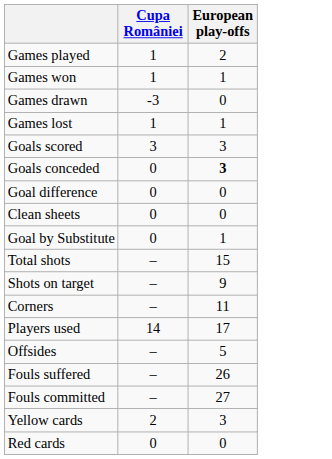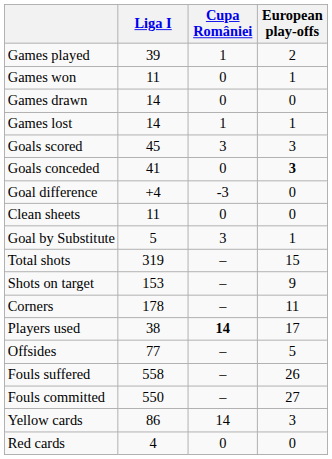+ column: (153, 24)
(153, 77) 1 -> (223, 77) 0
(153, 100) -3 -> (223, 100) 0
(153, 191) 0 -> (223, 191) -3
(153, 237) 0 -> (223, 237) 3
(153, 329) normal -> (223, 329) bold
(153, 420) 2 -> (223, 420) 14
